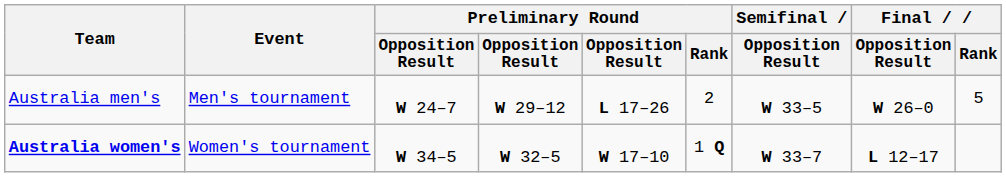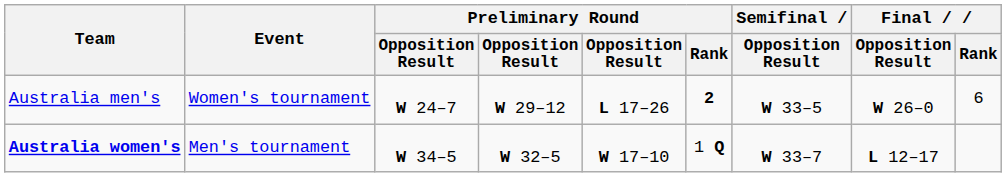(269, 99) Men's tournament -> (280, 99) Women's tournament
(709, 99) normal -> (709, 99) bold
(978, 99) 5 -> (978, 99) 6
(280, 148) Women's tournament -> (269, 148) Men's tournament
